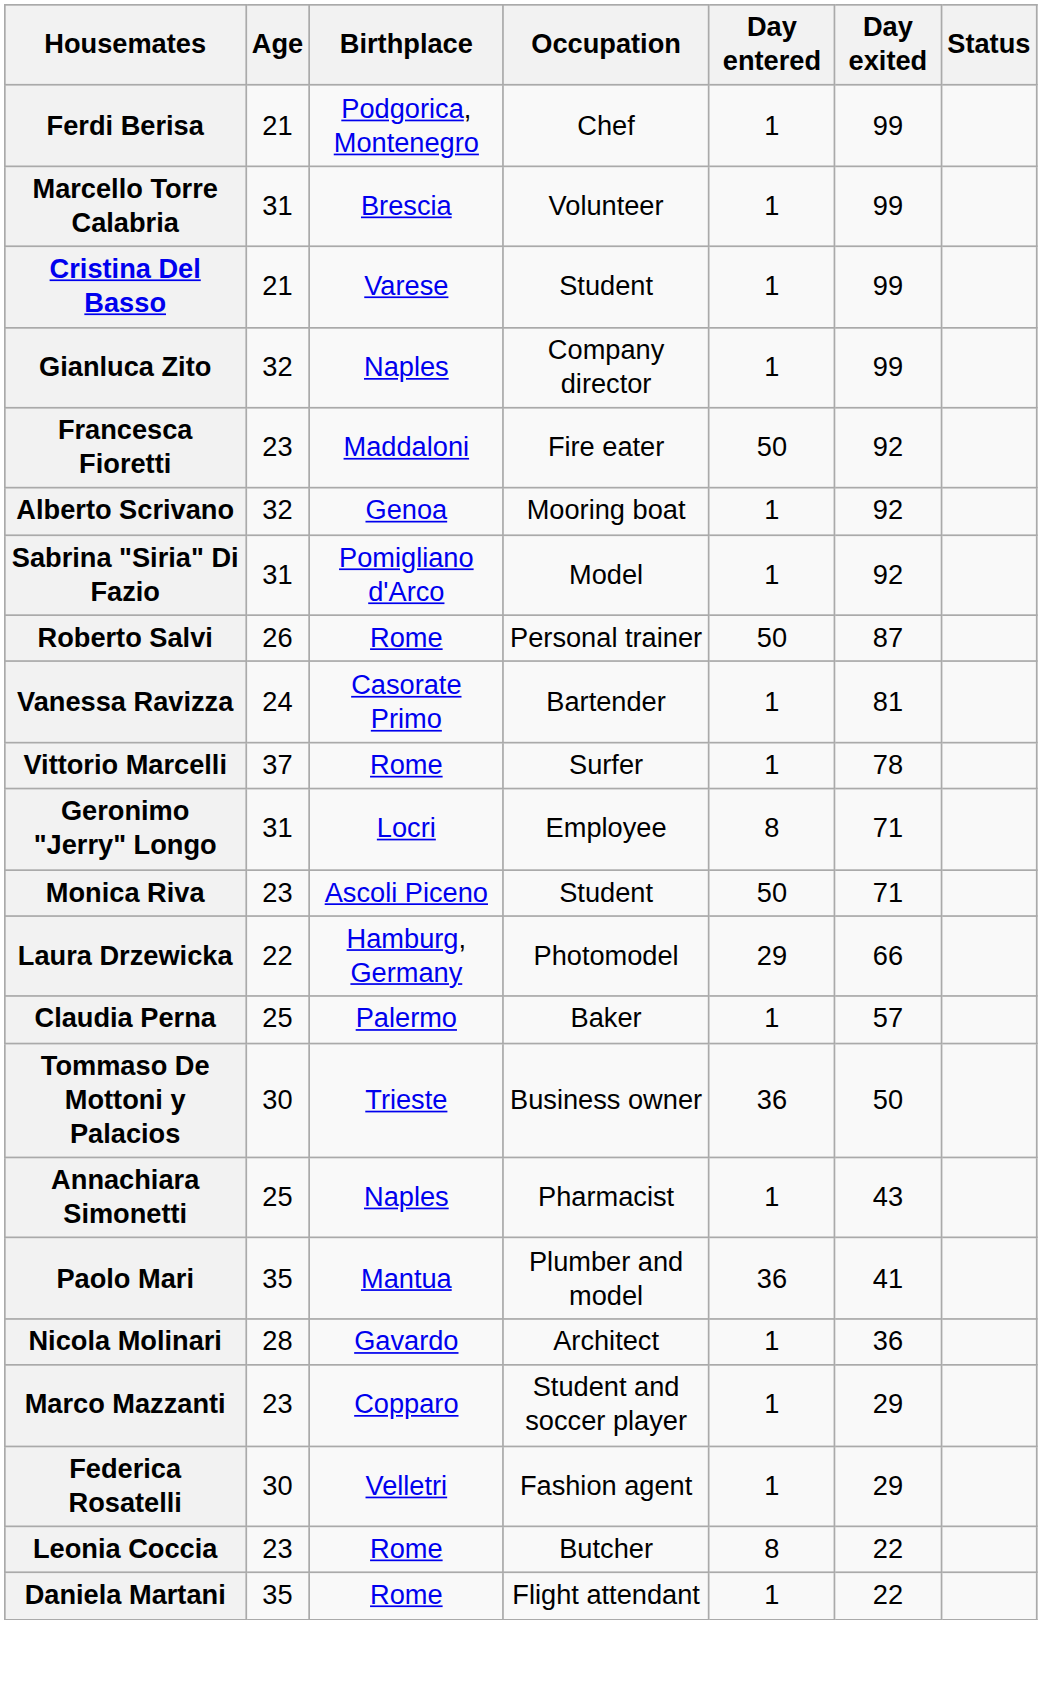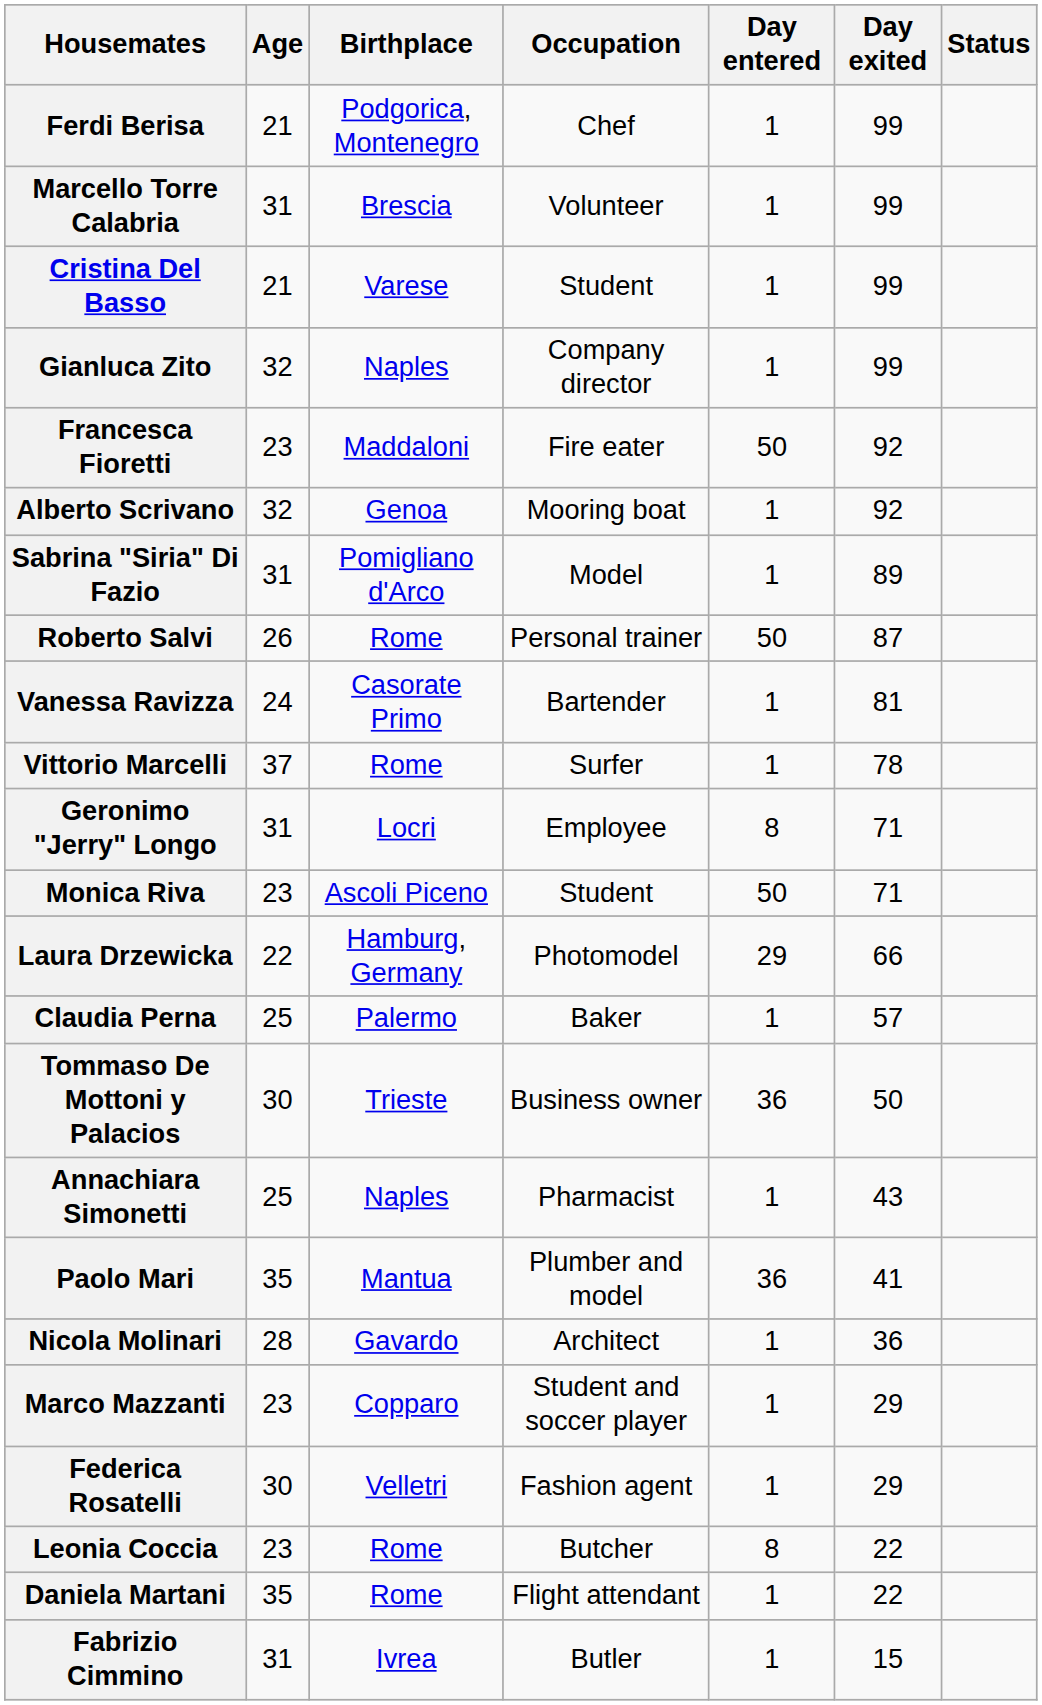(888, 574) 92 -> (888, 574) 89
+ row: (125, 1659)
